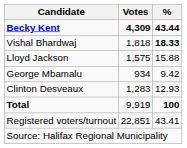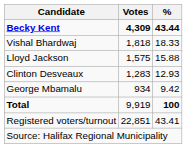(167, 43) bold -> (167, 43) normal
rows swapped: (45, 89) <-> (44, 74)
